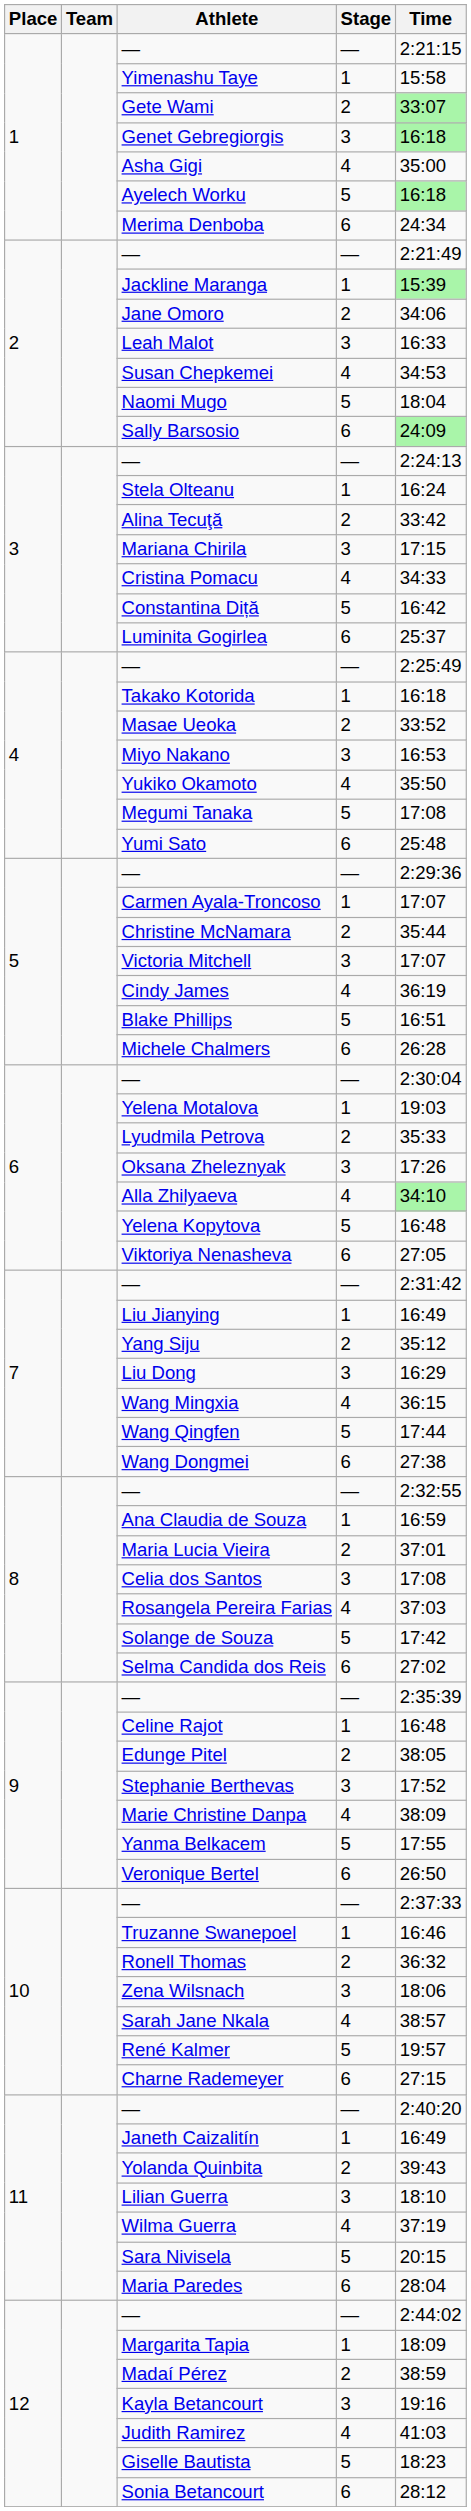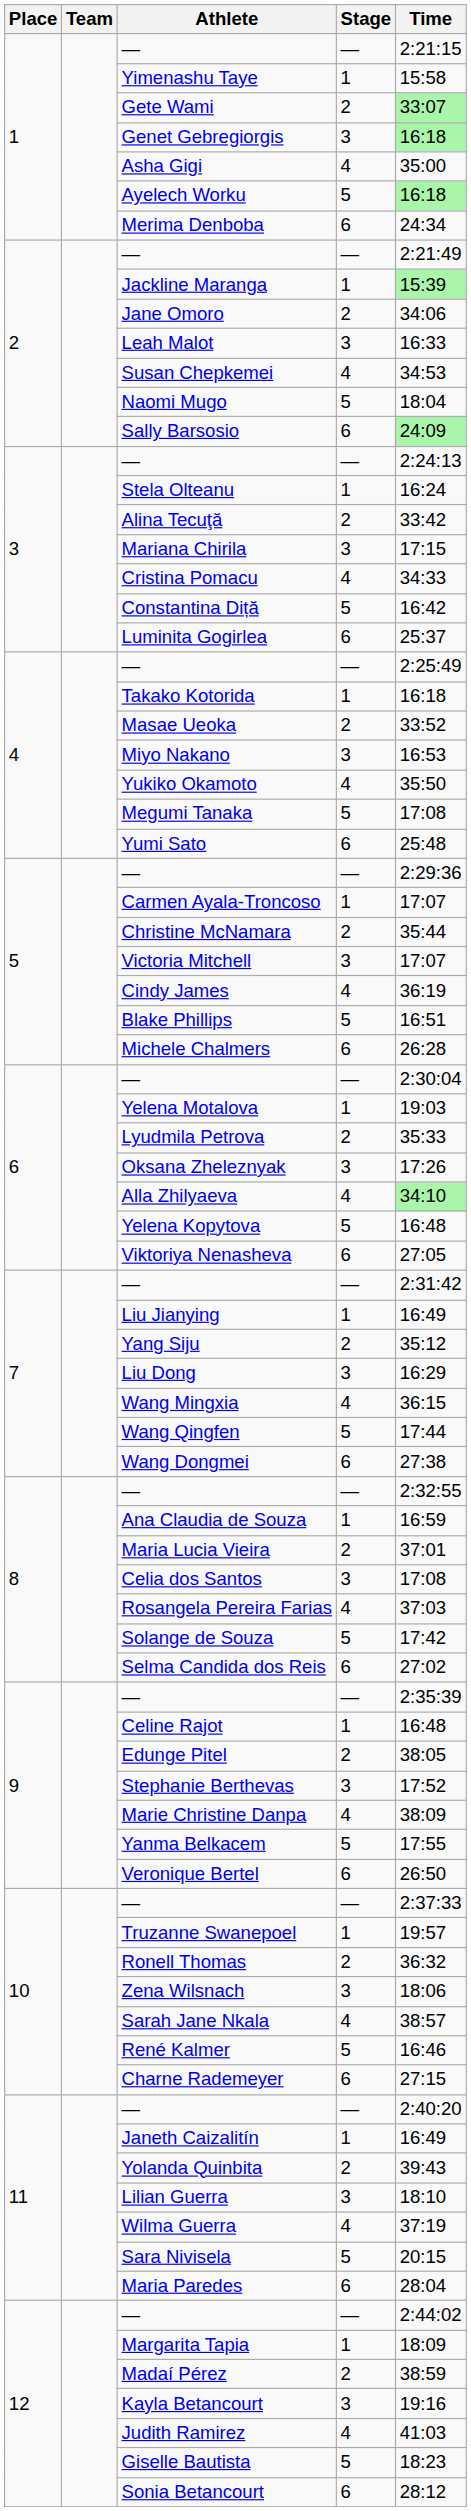(423, 1932) 16:46 -> (423, 1932) 19:57
(423, 2050) 19:57 -> (423, 2050) 16:46
